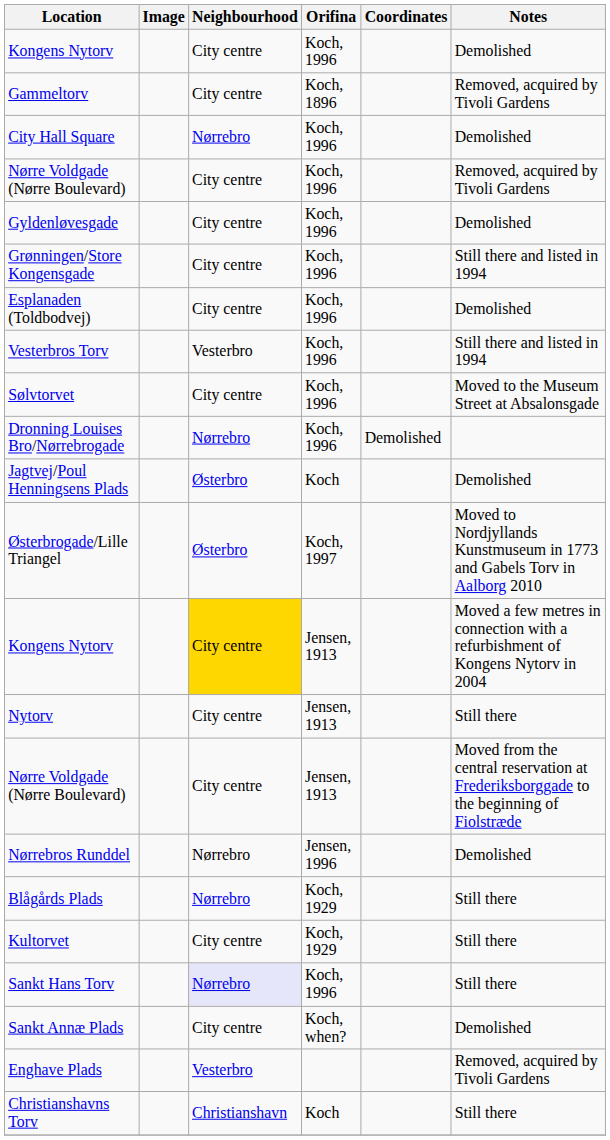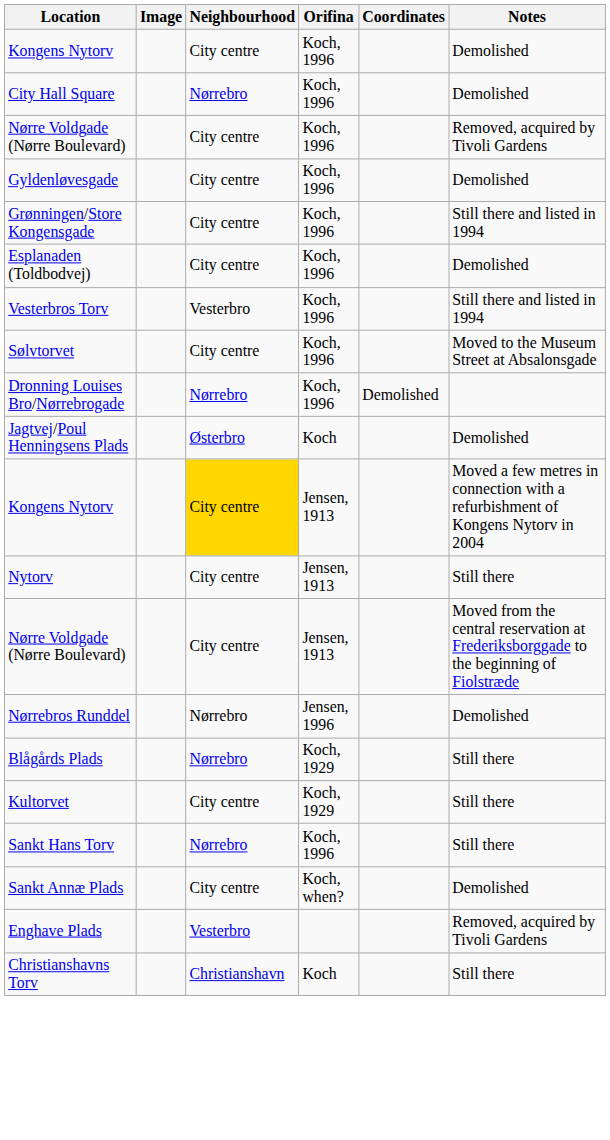- row: (48, 94)
- row: (68, 550)
(221, 984) lavender background -> (218, 845) no background
